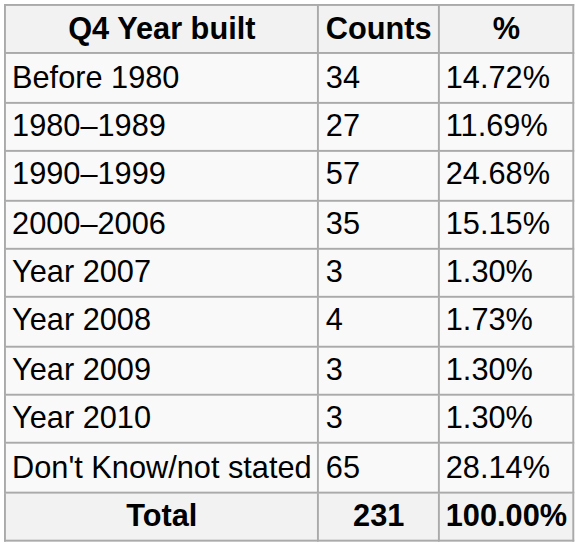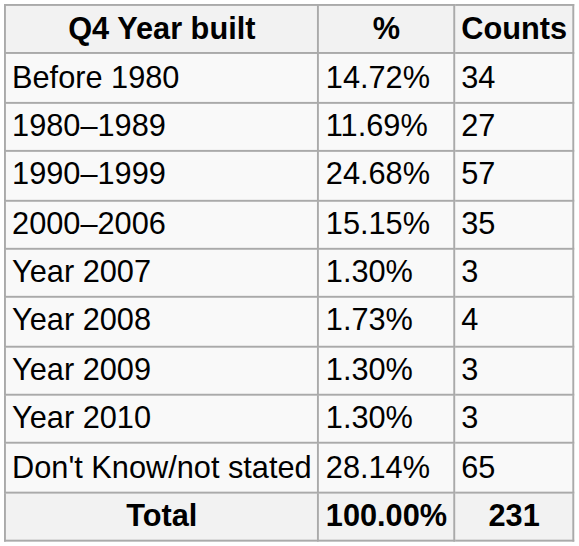columns swapped: (379, 28) <-> (506, 28)
